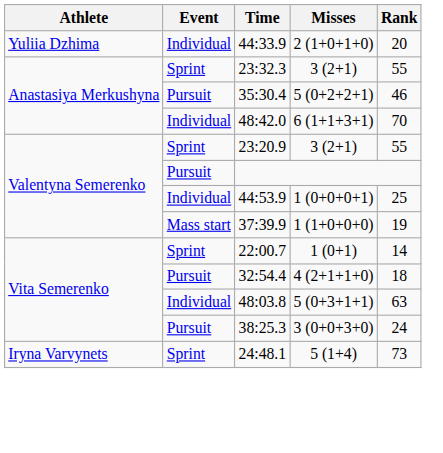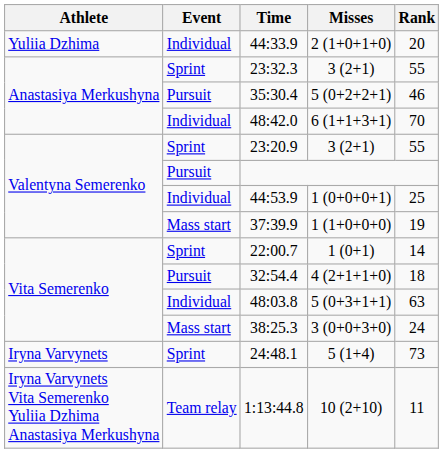(189, 328) Pursuit -> (199, 328) Mass start
+ row: (274, 408)
